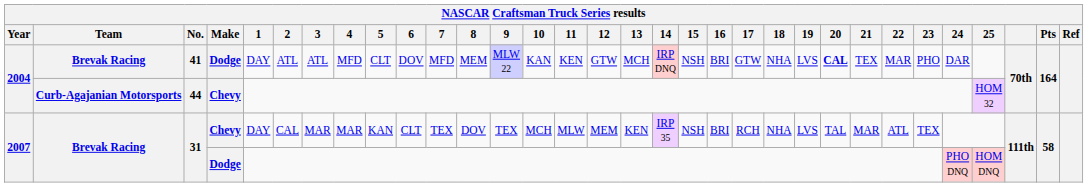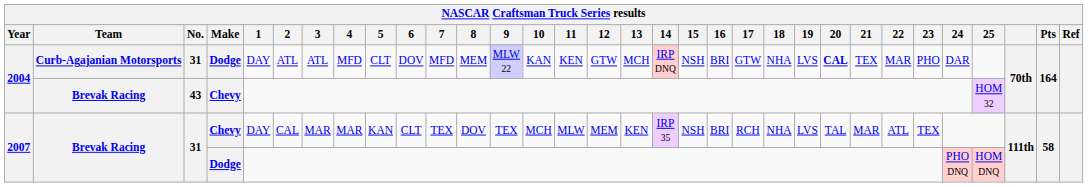(109, 61) Brevak Racing -> (109, 61) Curb-Agajanian Motorsports
(195, 61) 41 -> (195, 61) 31
(109, 95) Curb-Agajanian Motorsports -> (109, 95) Brevak Racing
(195, 95) 44 -> (195, 95) 43
